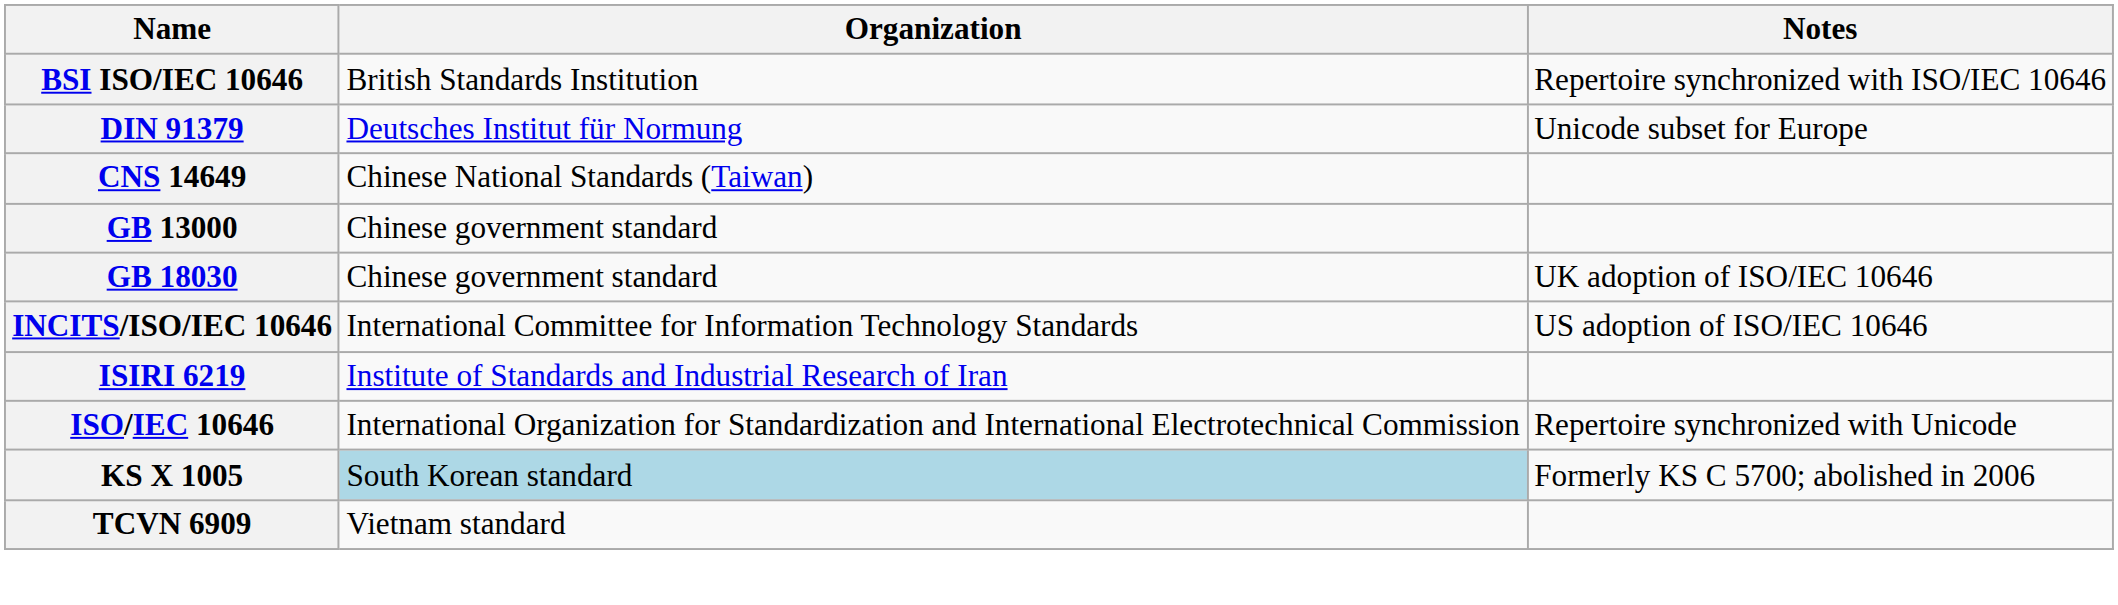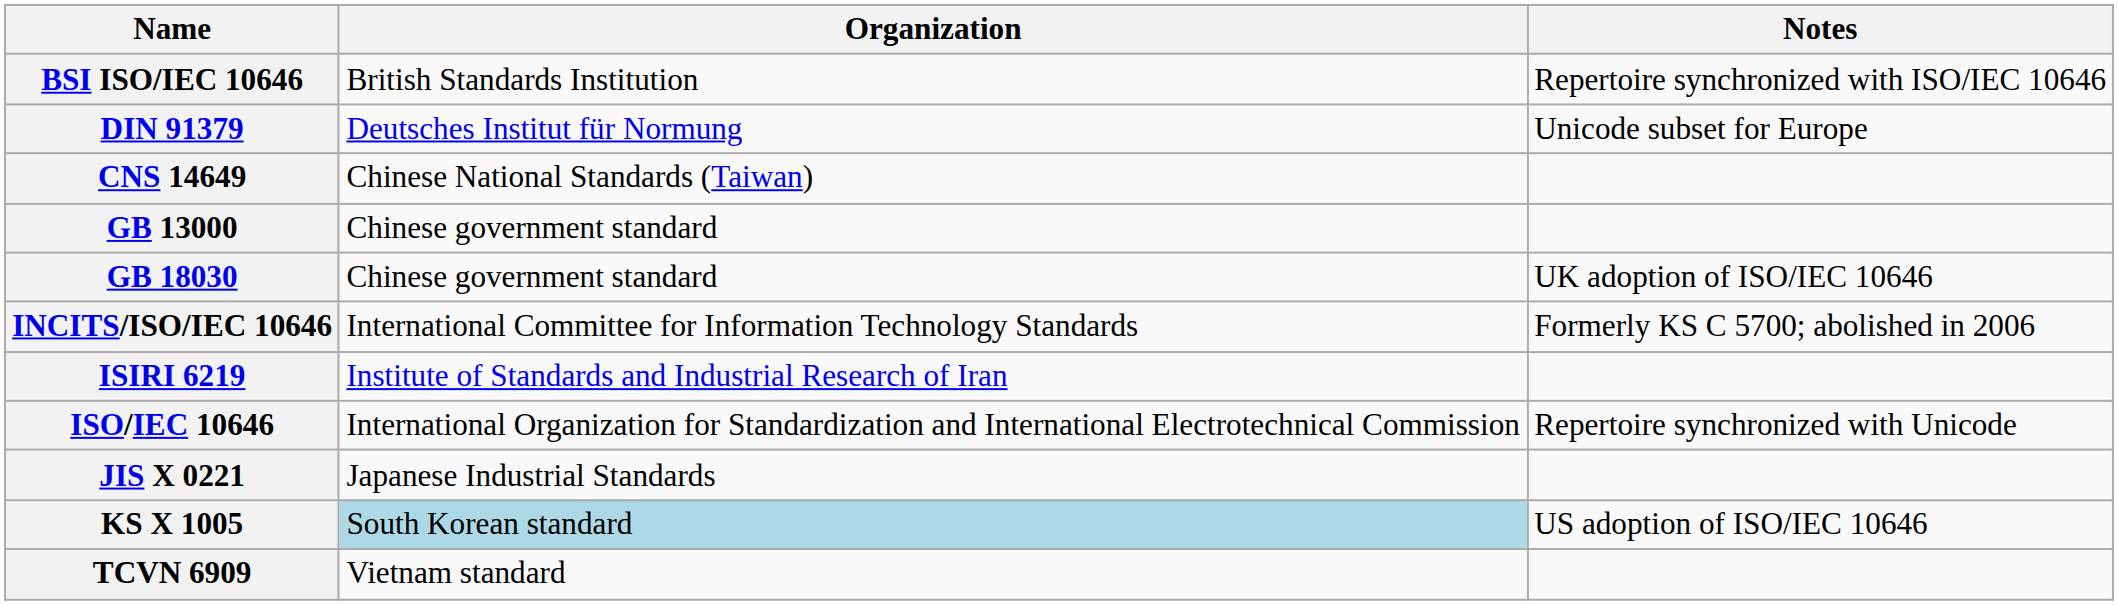(1731, 326) US adoption of ISO/IEC 10646 -> (1785, 326) Formerly KS C 5700; abolished in 2006
+ row: (172, 474)
(1785, 474) Formerly KS C 5700; abolished in 2006 -> (1731, 524) US adoption of ISO/IEC 10646
